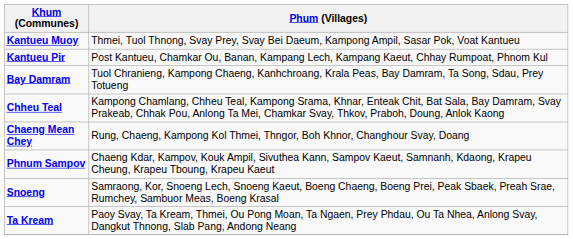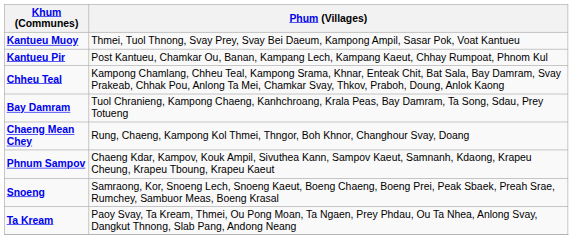rows swapped: (39, 79) <-> (34, 107)
